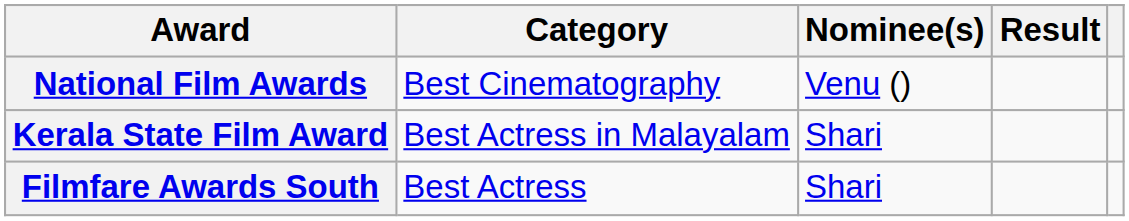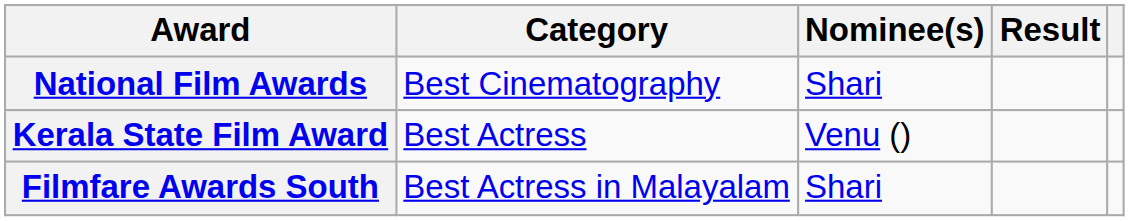(858, 82) Venu () -> (844, 82) Shari
(597, 135) Best Actress in Malayalam -> (495, 135) Best Actress
(844, 135) Shari -> (858, 135) Venu ()
(495, 187) Best Actress -> (597, 187) Best Actress in Malayalam
